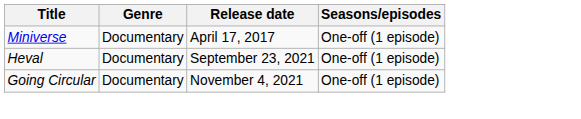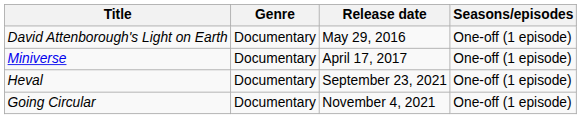+ row: (118, 37)
